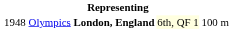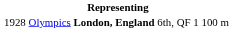(15, 22) 1948 -> (15, 22) 1928
(178, 22) lightyellow background -> (178, 22) no background
